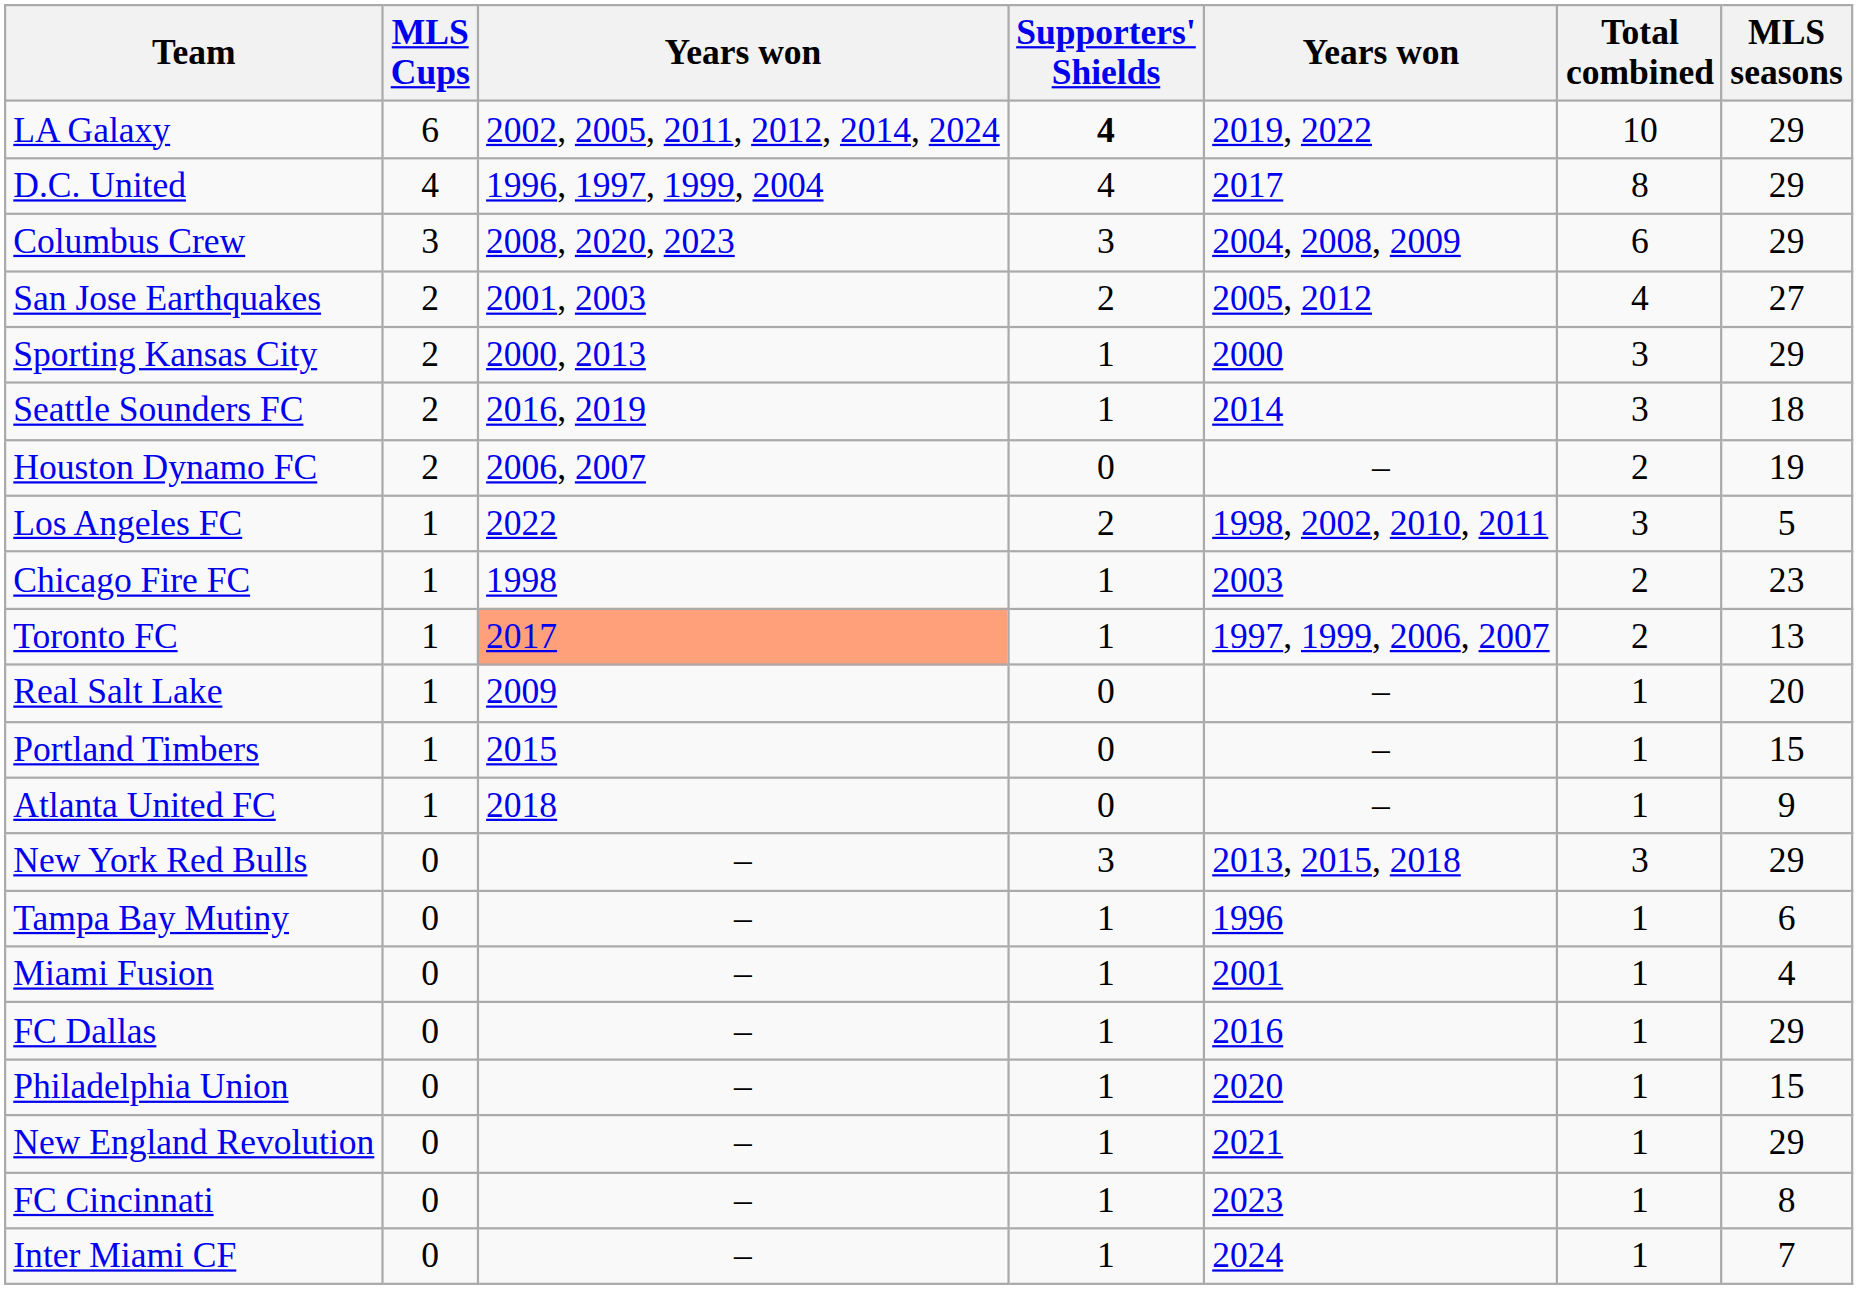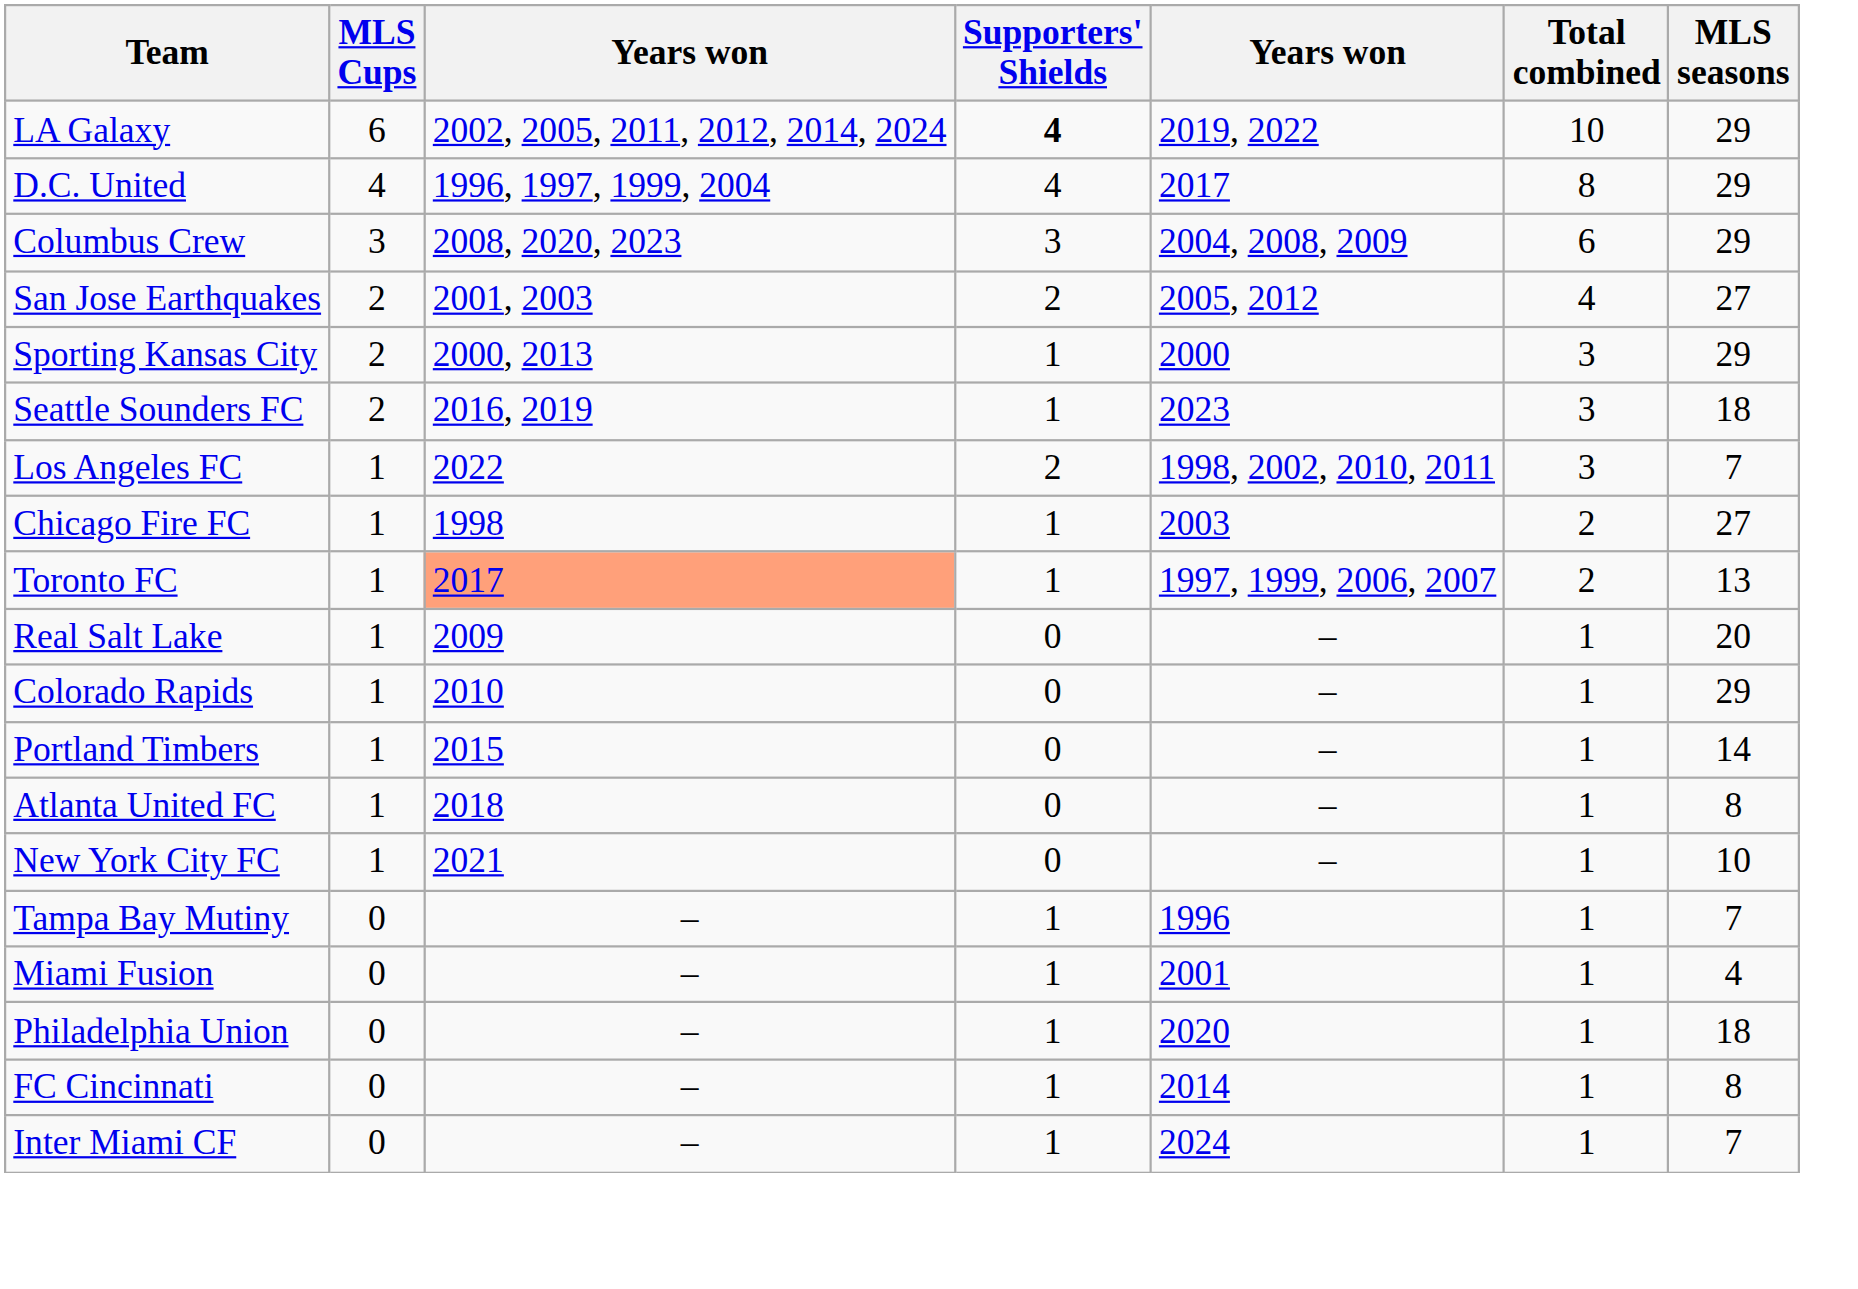(1248, 410) 2014 -> (1194, 410) 2023
- row: (165, 466)
(1787, 523) 5 -> (1733, 466) 7
(1787, 579) 23 -> (1733, 523) 27
+ row: (133, 692)
(1787, 748) 15 -> (1733, 748) 14
(1787, 804) 9 -> (1733, 804) 8
+ row: (147, 861)
- row: (160, 861)
(1787, 917) 6 -> (1733, 917) 7
- row: (85, 1030)
(1787, 1086) 15 -> (1733, 1030) 18
- row: (194, 1142)
(1248, 1199) 2023 -> (1194, 1086) 2014
